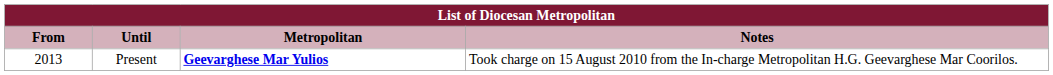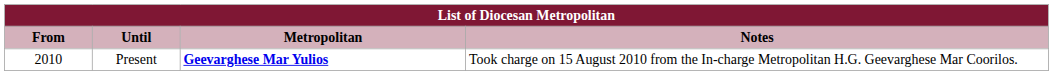(48, 59) 2013 -> (48, 59) 2010
